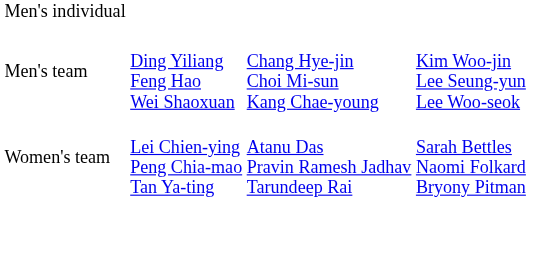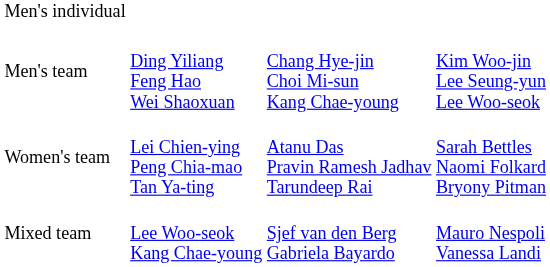+ row: (48, 232)
